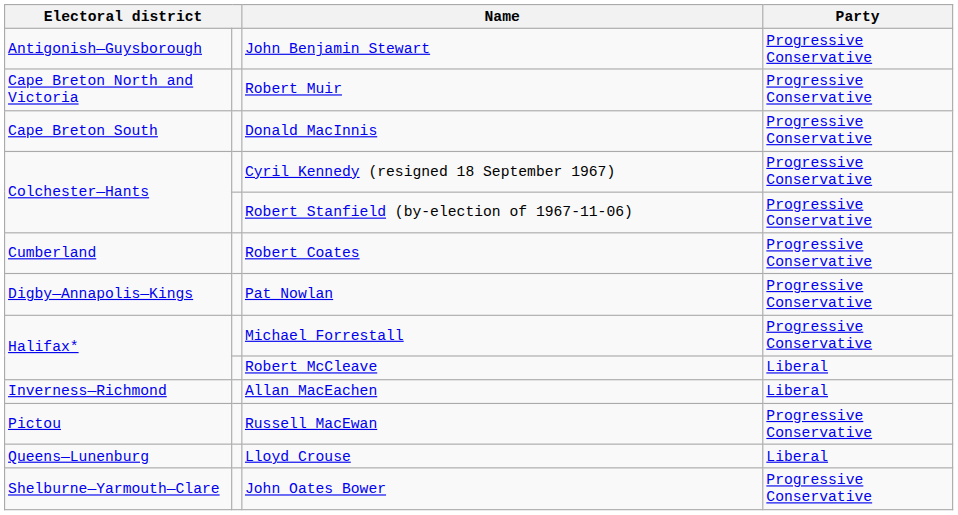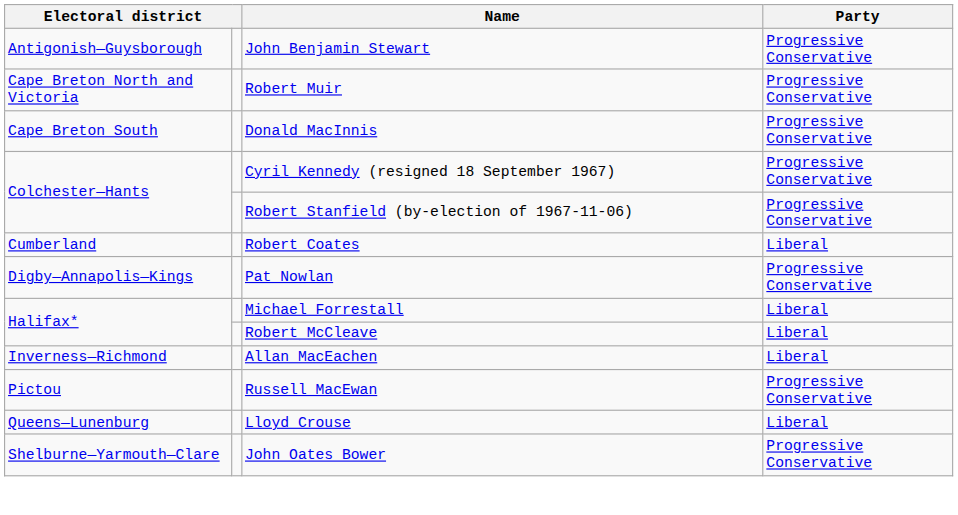(819, 253) Progressive Conservative -> (797, 245) Liberal
(819, 335) Progressive Conservative -> (797, 310) Liberal
